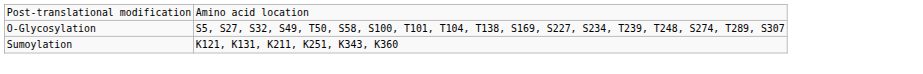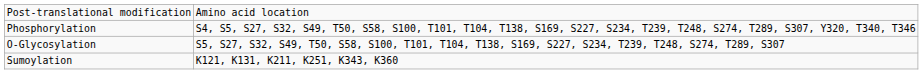+ row: (51, 29)
